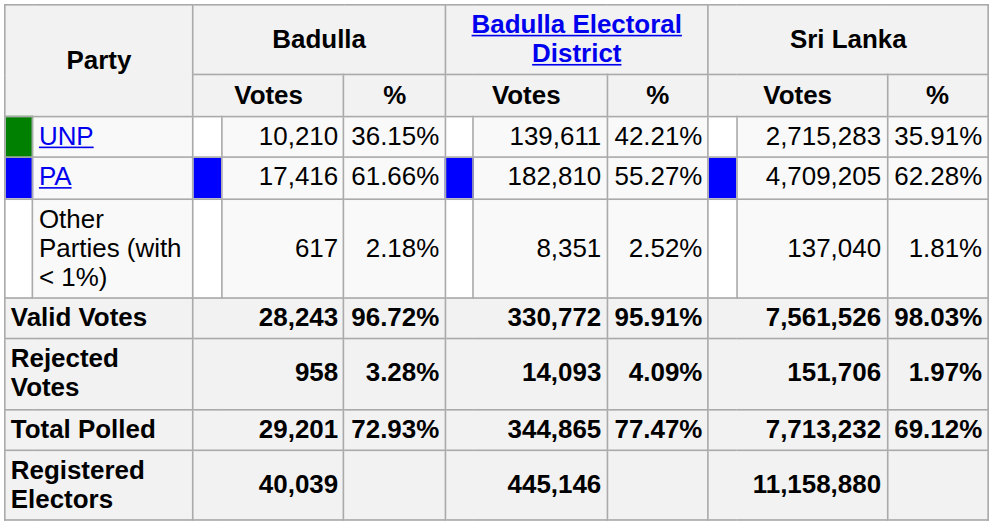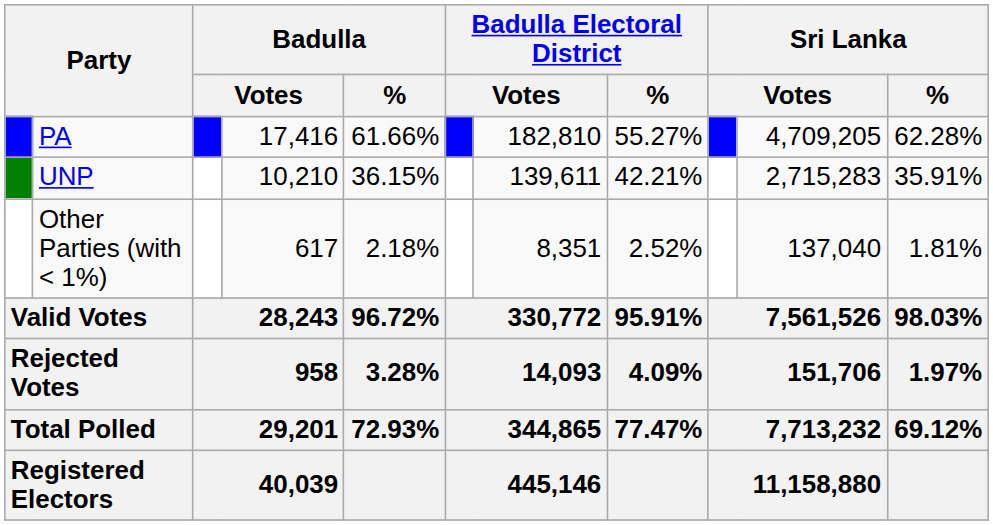rows swapped: (55, 177) <-> (66, 136)
